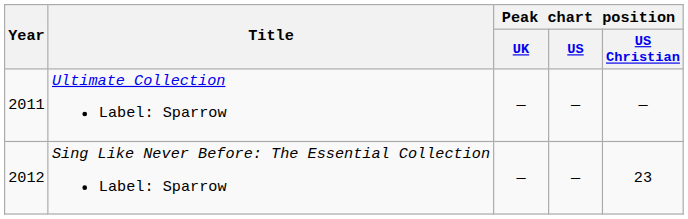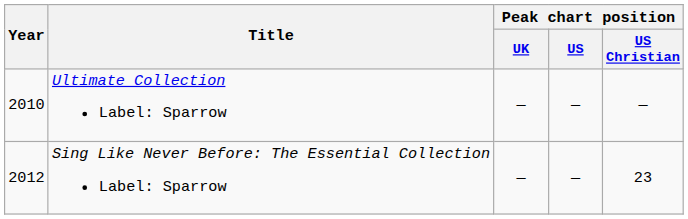(26, 105) 2011 -> (26, 105) 2010
